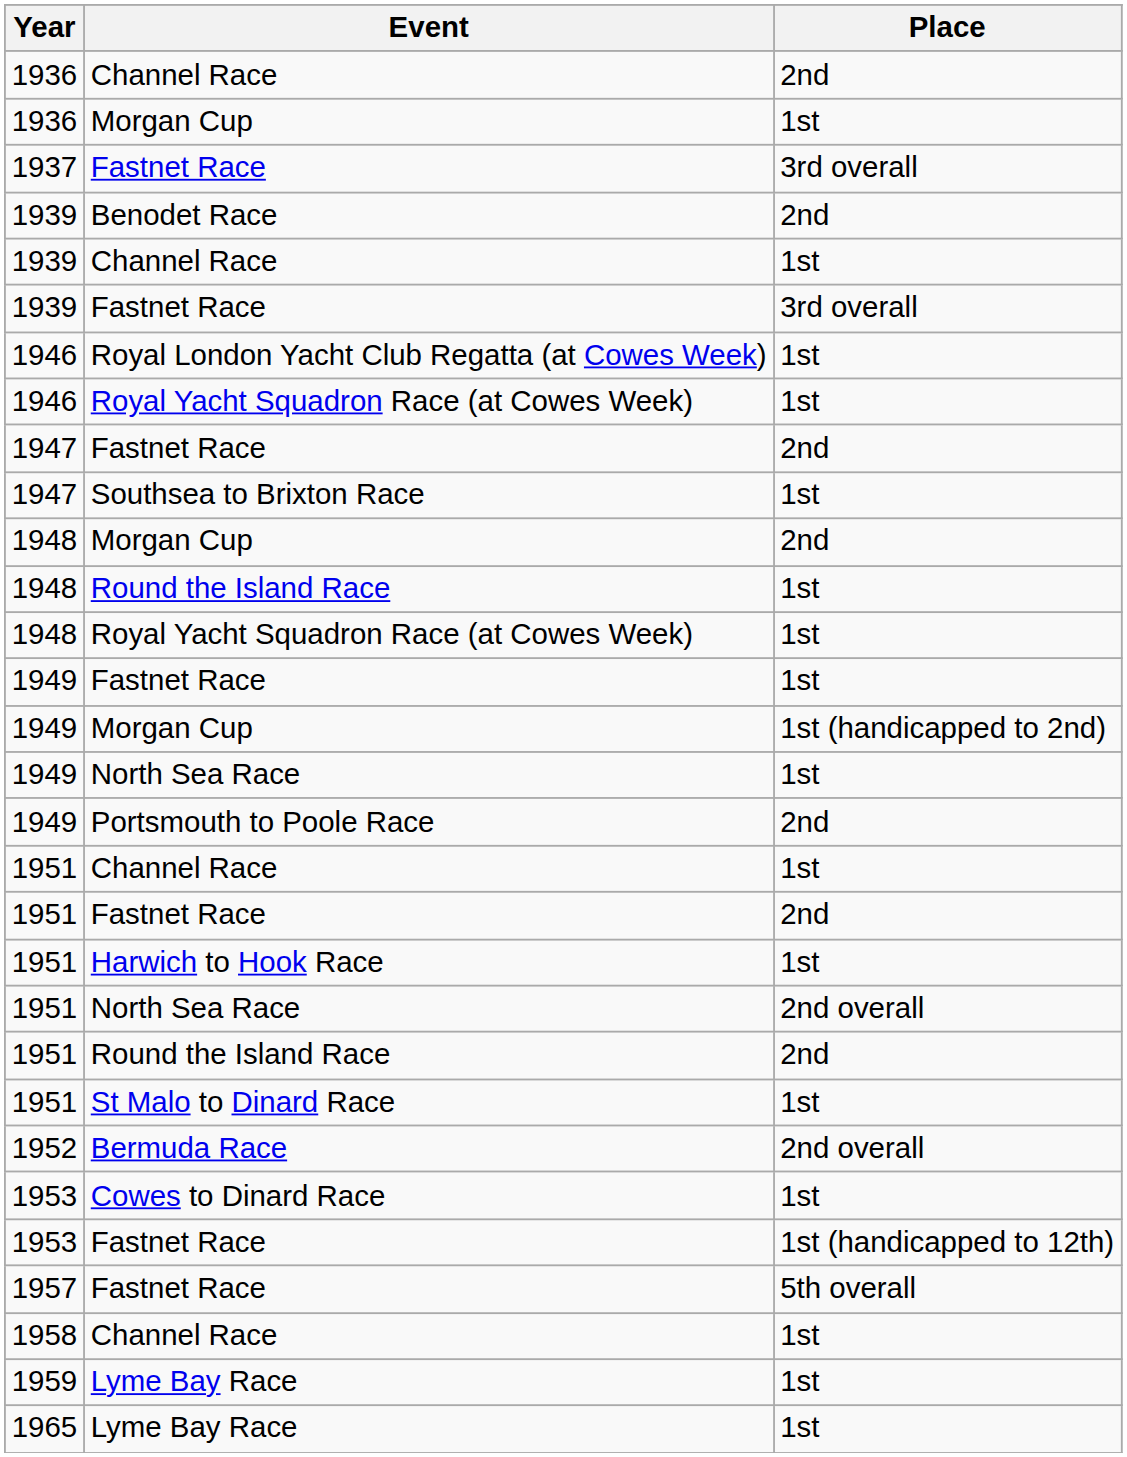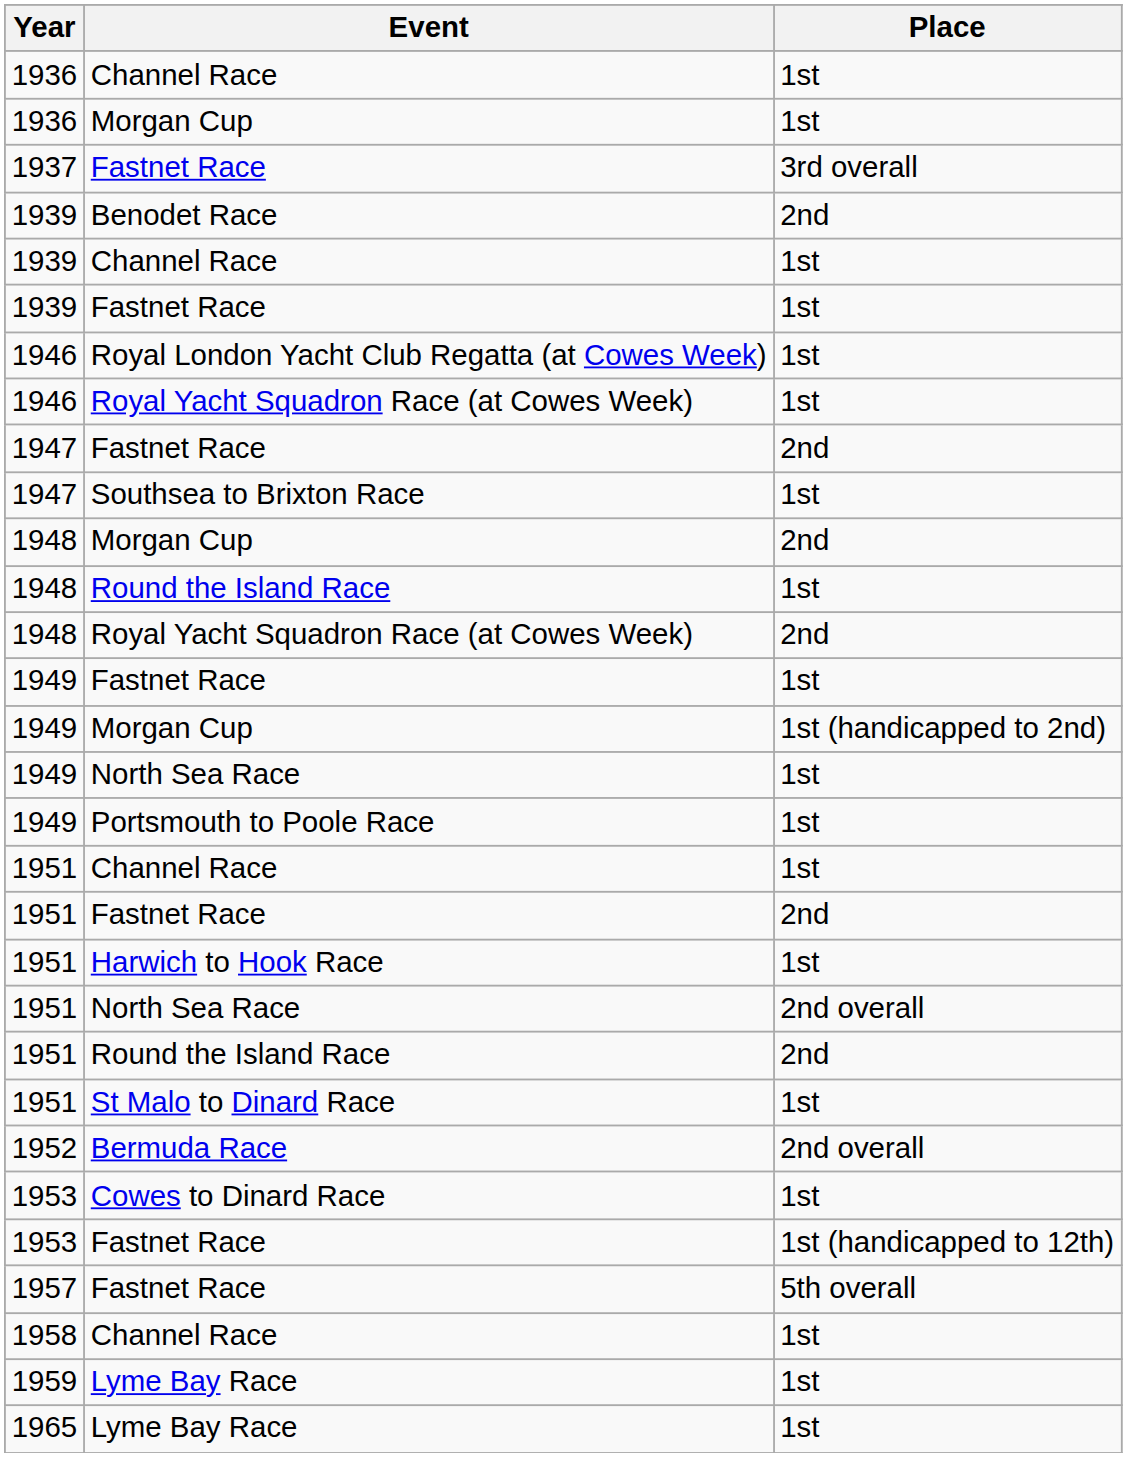(805, 74) 2nd -> (800, 74) 1st
(849, 307) 3rd overall -> (800, 307) 1st
(800, 634) 1st -> (805, 634) 2nd
(805, 821) 2nd -> (800, 821) 1st
